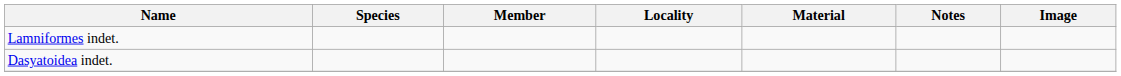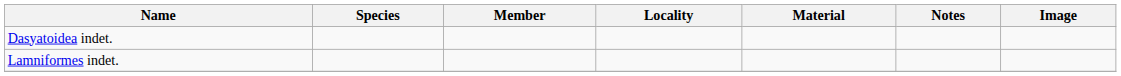rows swapped: (60, 60) <-> (63, 37)
